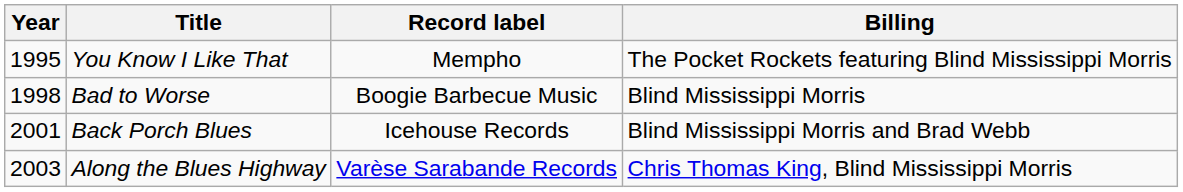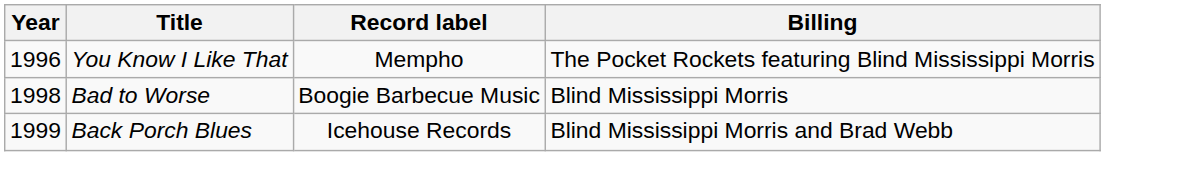(35, 58) 1995 -> (35, 58) 1996
(35, 131) 2001 -> (35, 131) 1999
- row: (199, 167)
